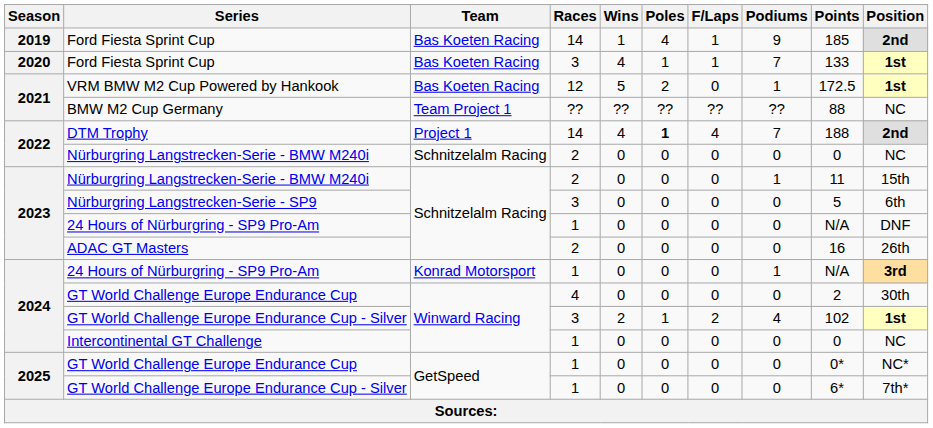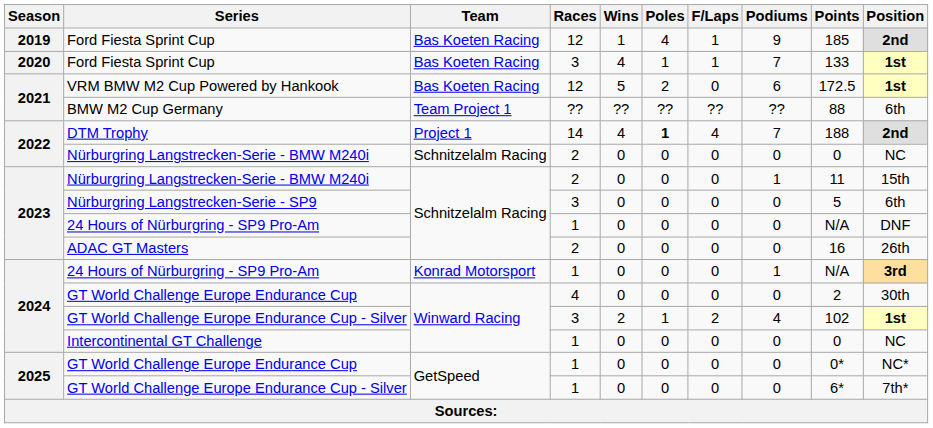(575, 40) 14 -> (575, 40) 12
(777, 86) 1 -> (777, 86) 6
(895, 109) NC -> (895, 109) 6th
